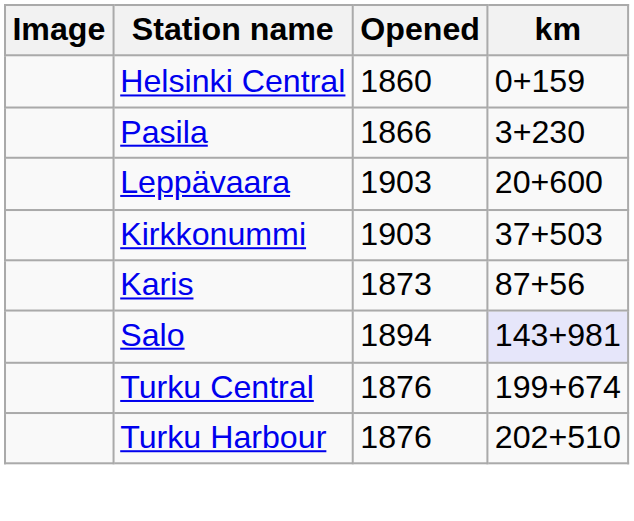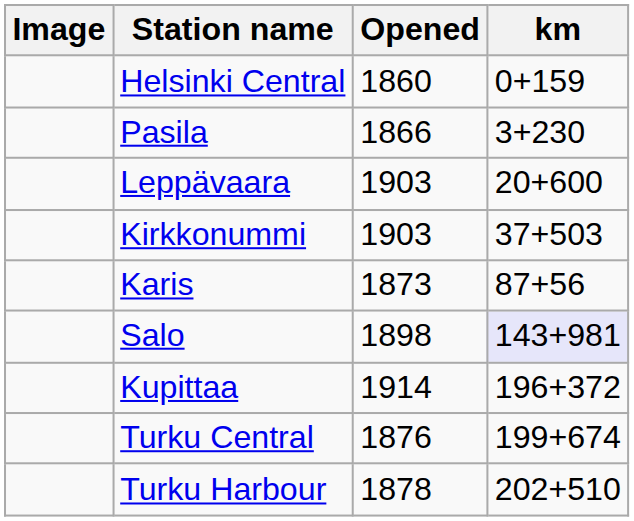(396, 336) 1894 -> (396, 336) 1898
+ row: (179, 387)
(396, 438) 1876 -> (396, 489) 1878
